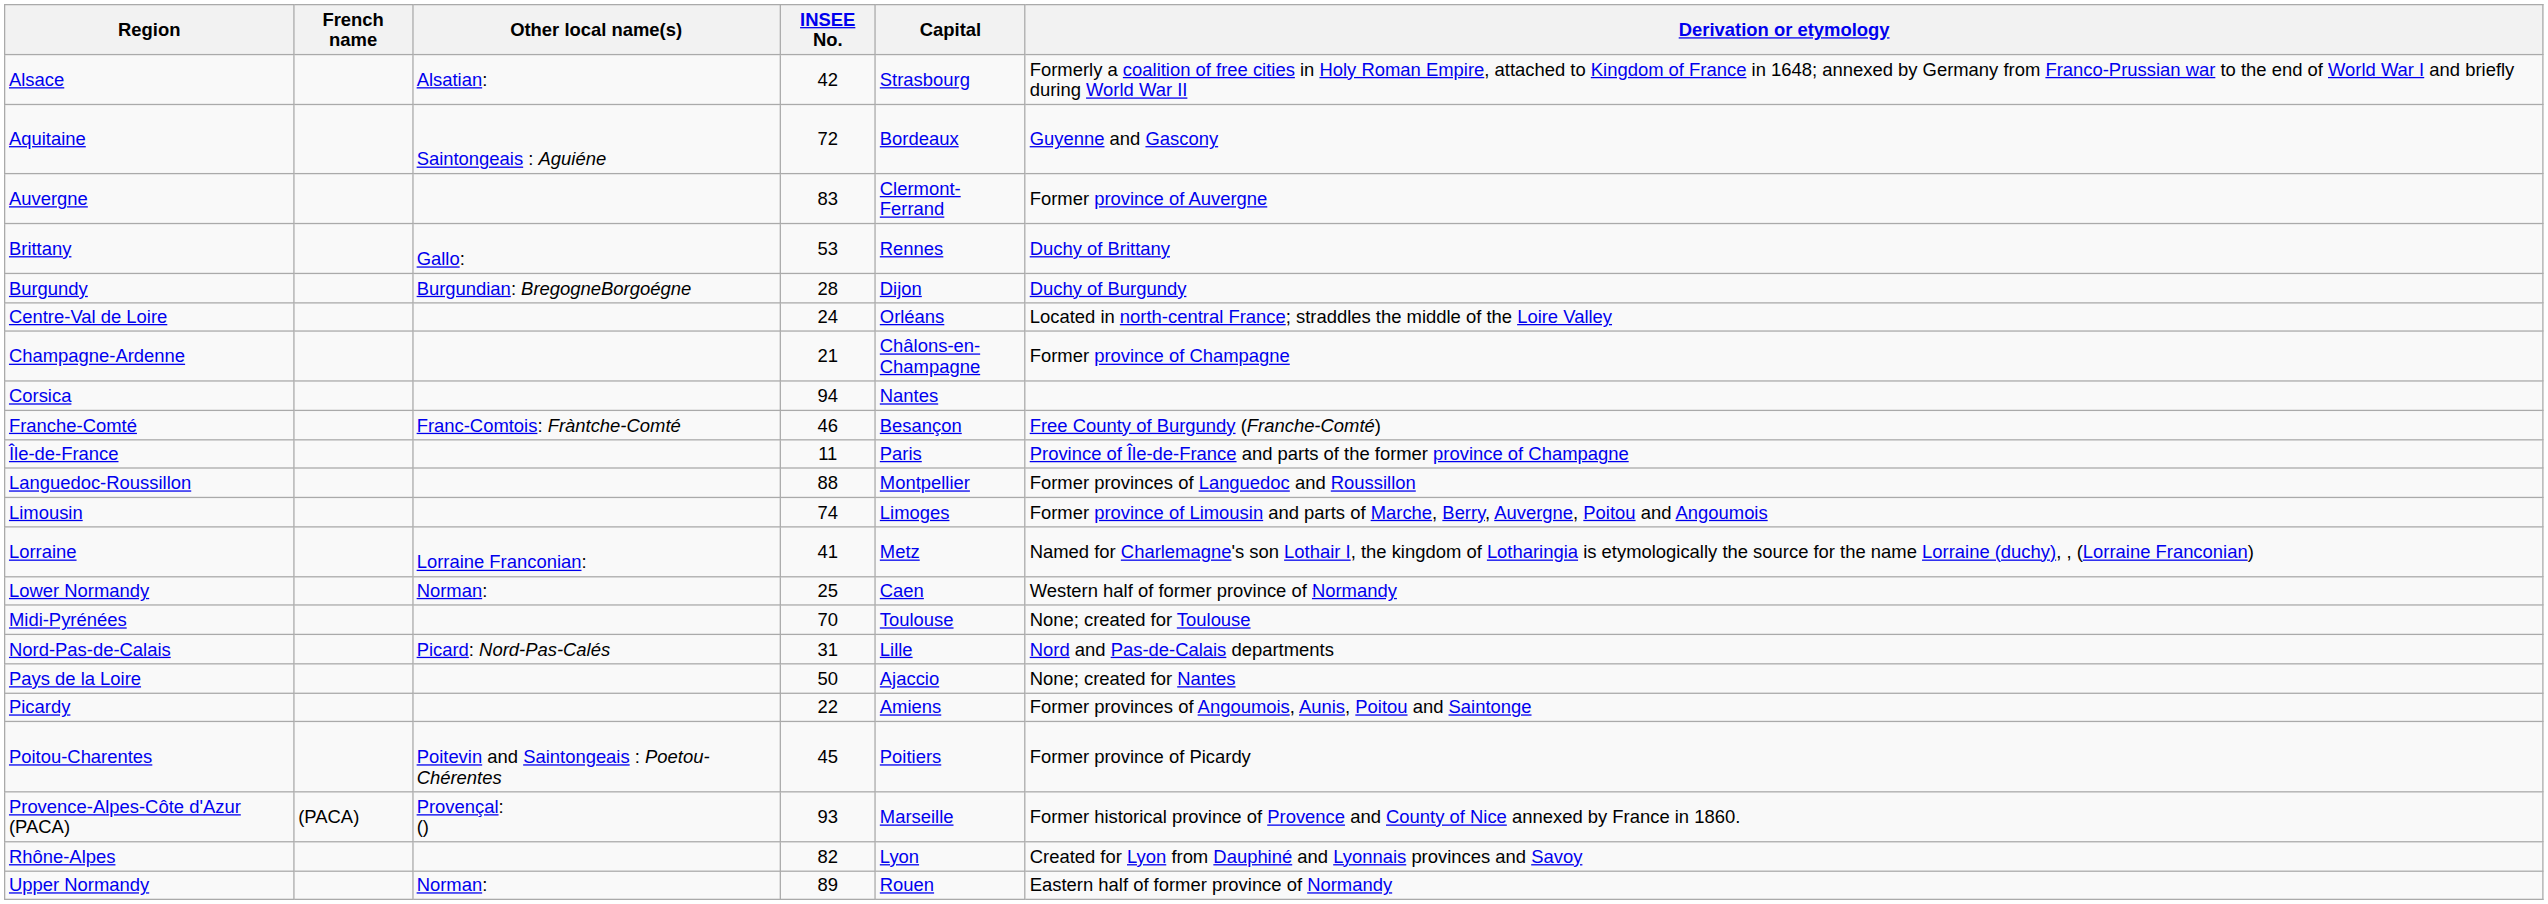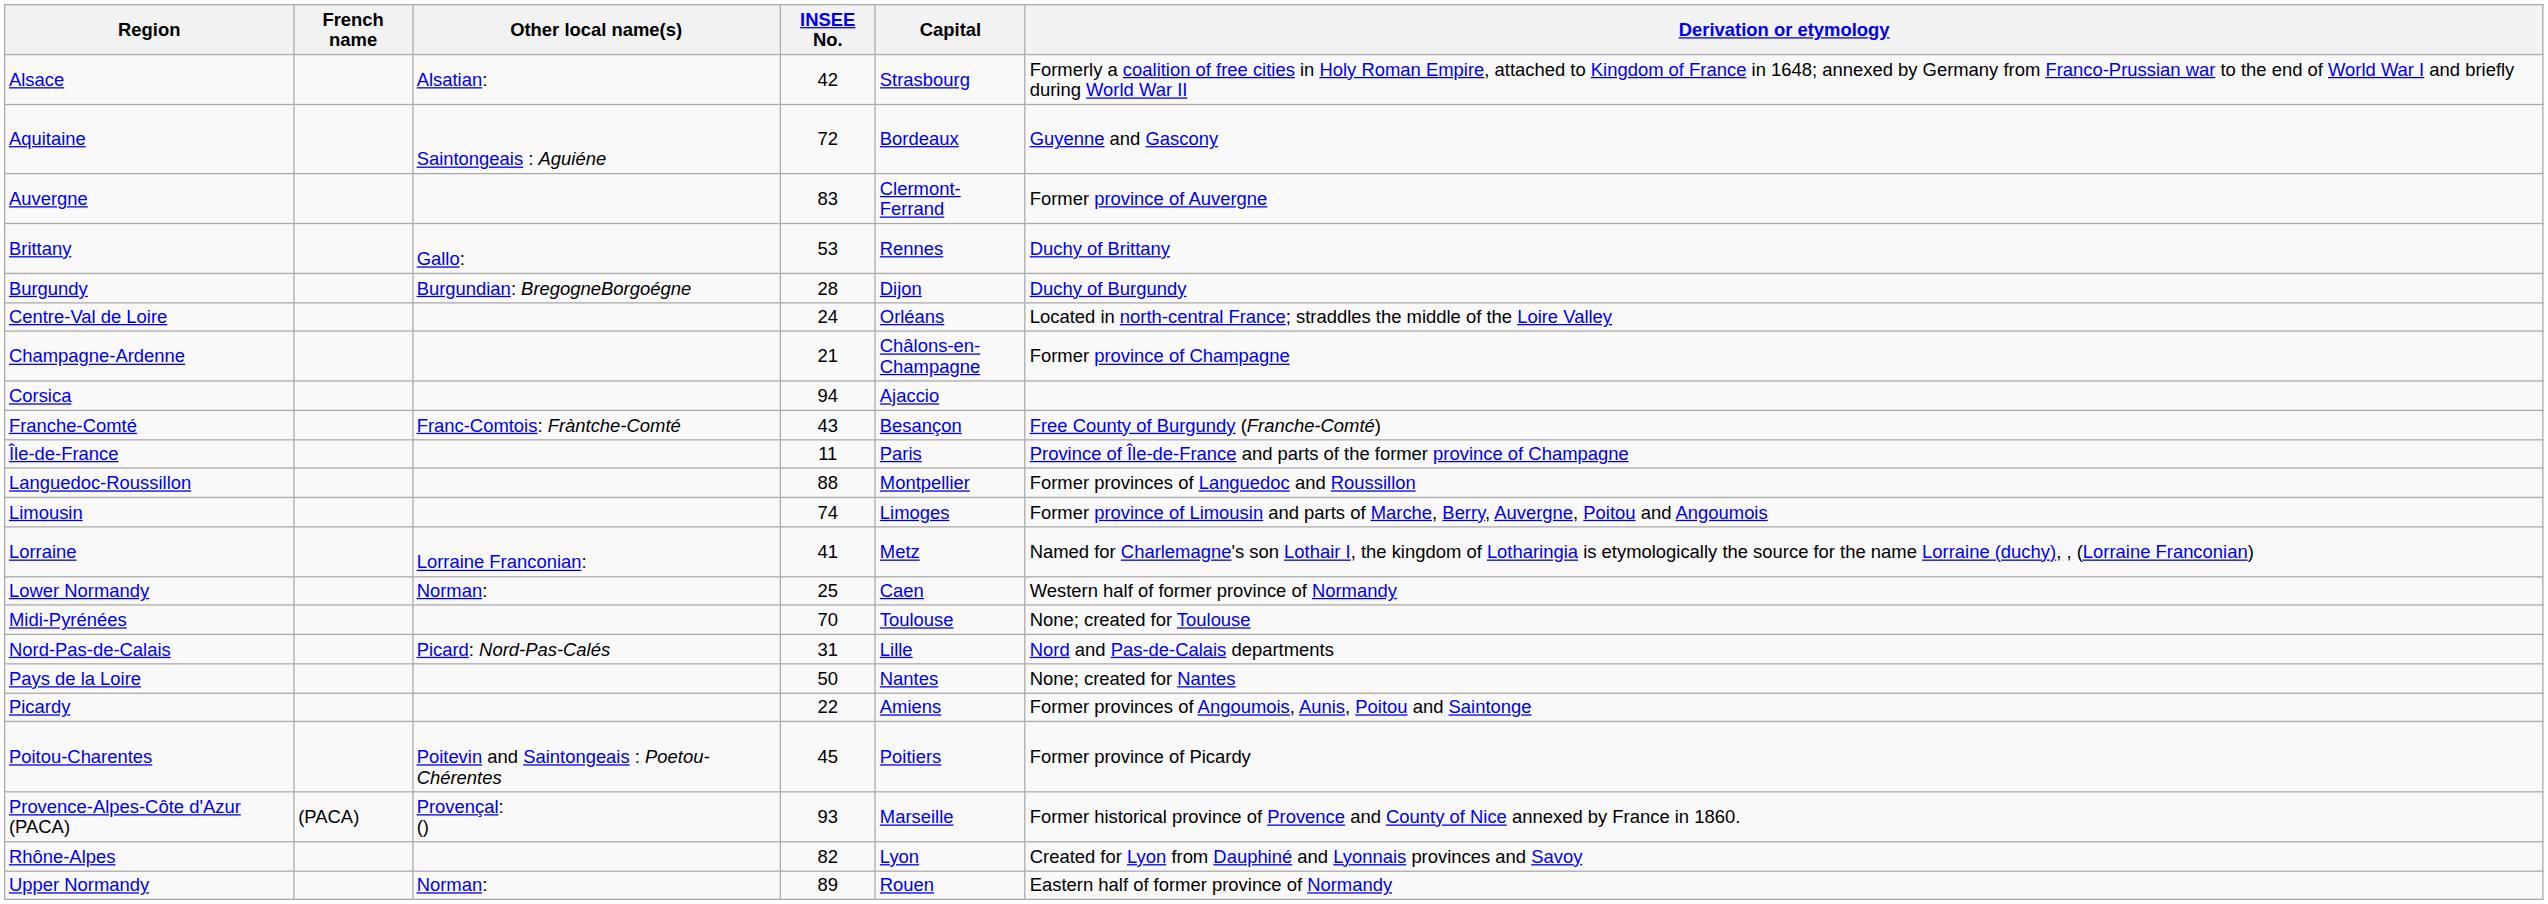(909, 396) Nantes -> (910, 396) Ajaccio
(828, 425) 46 -> (828, 425) 43
(910, 678) Ajaccio -> (909, 678) Nantes
